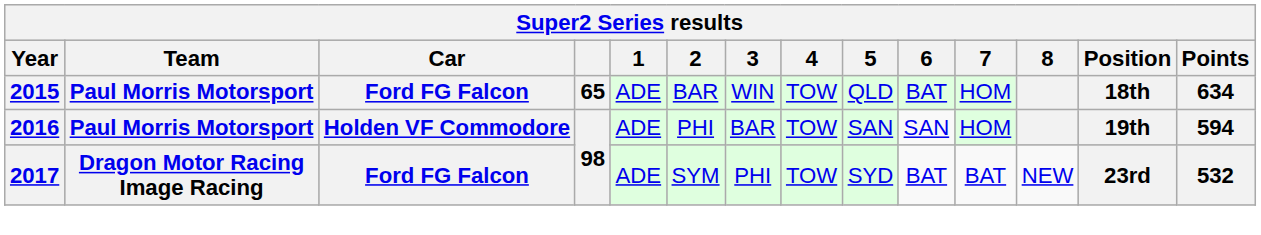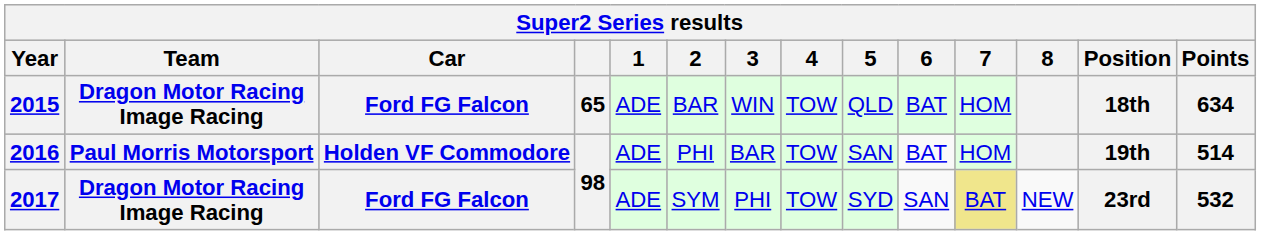(192, 93) Paul Morris Motorsport -> (192, 105) Dragon Motor Racing Image Racing
(926, 128) SAN -> (926, 152) BAT
(1215, 128) 594 -> (1215, 152) 514
(926, 175) BAT -> (926, 200) SAN
(985, 175) no background -> (985, 200) khaki background
